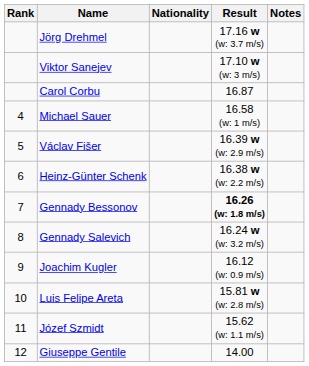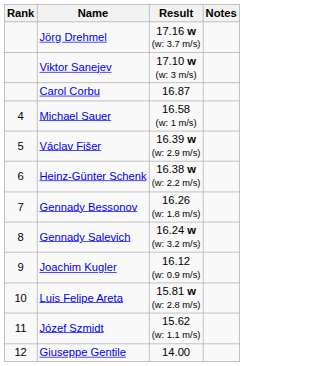- column: (180, 13)
(240, 207) bold -> (176, 207) normal
